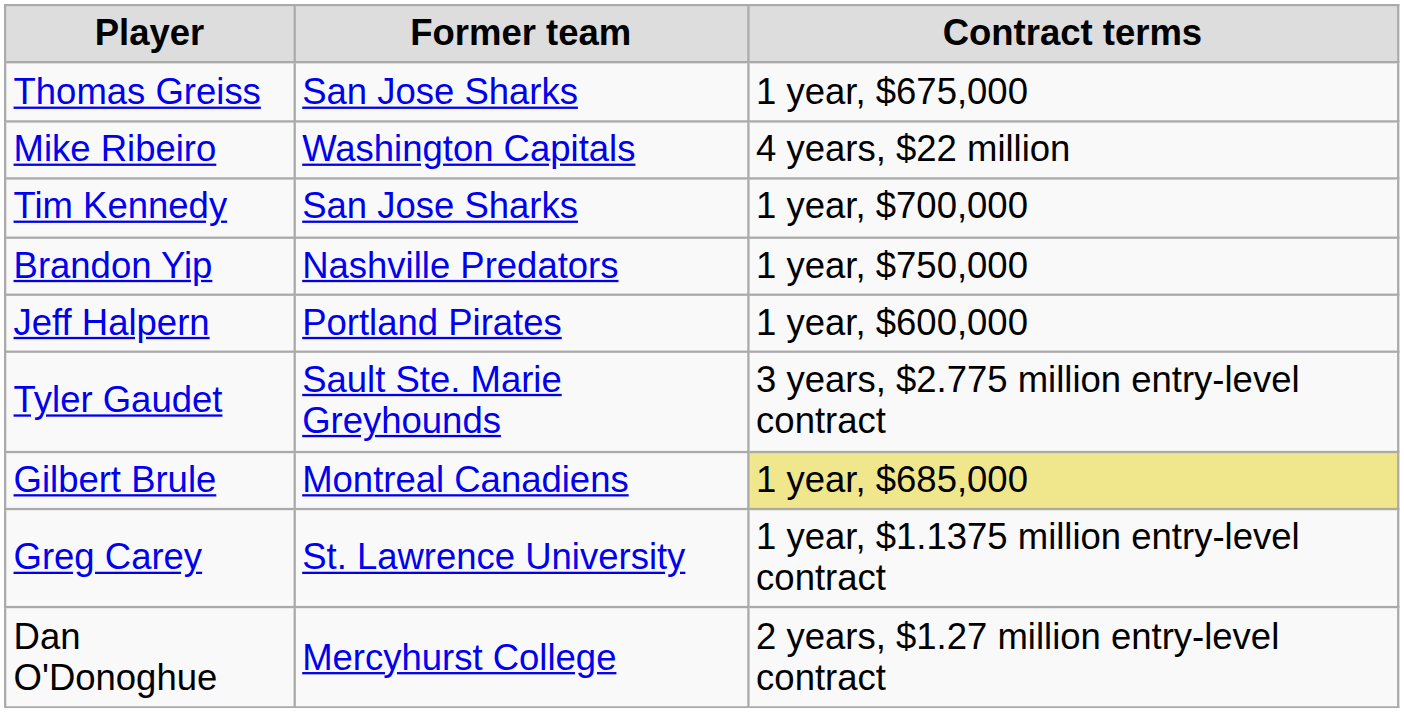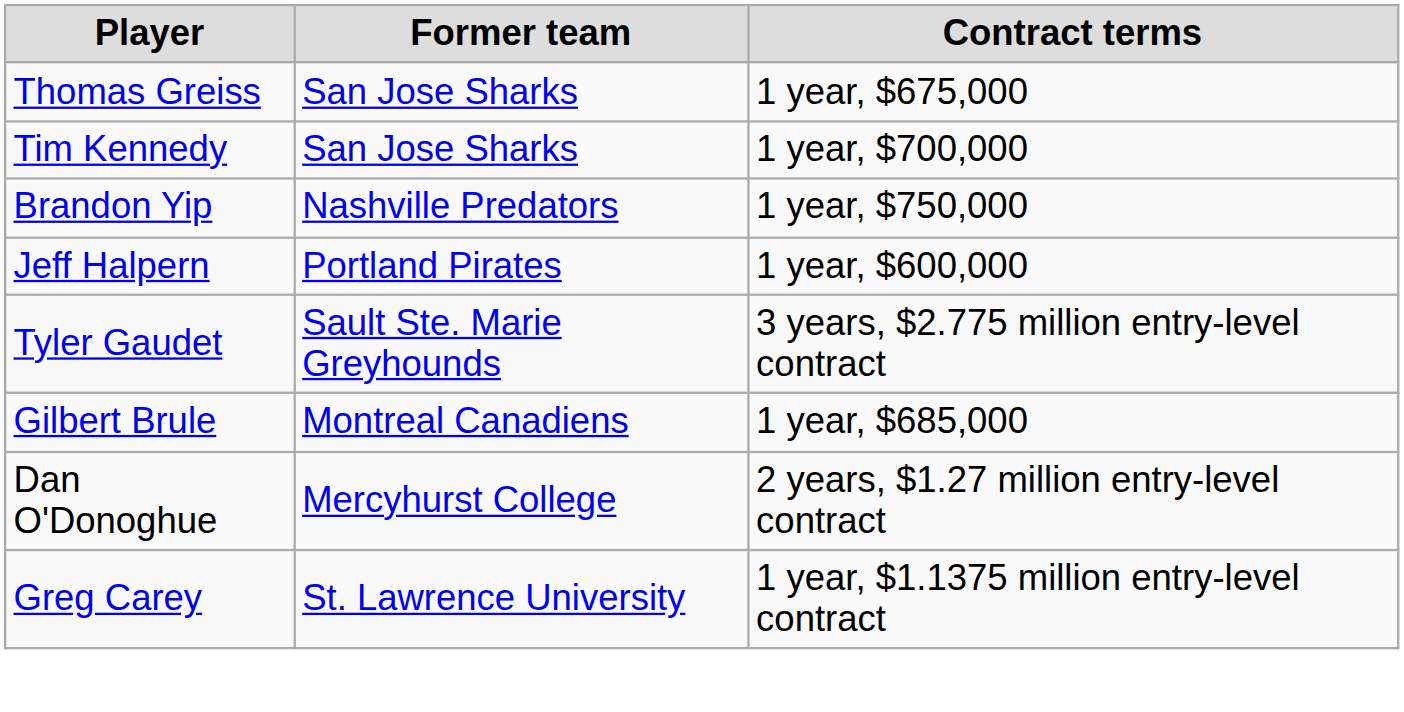- row: (115, 149)
(892, 479) khaki background -> (892, 421) no background
rows swapped: (108, 557) <-> (115, 656)
